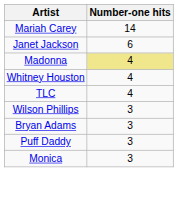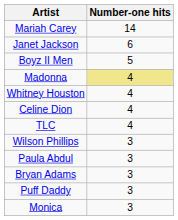+ row: (46, 61)
+ row: (46, 110)
+ row: (46, 158)
